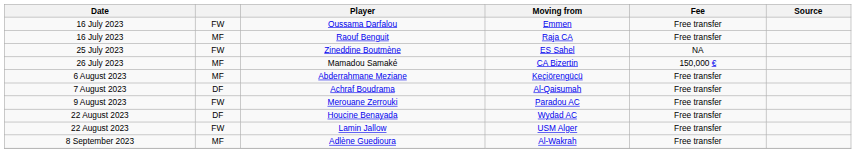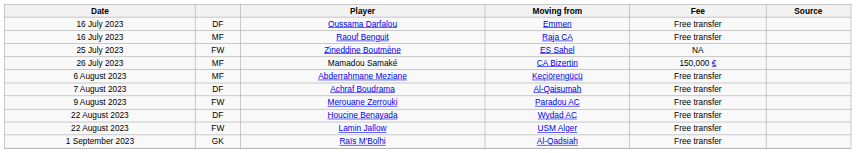(218, 24) FW -> (218, 24) DF
+ row: (363, 141)
- row: (363, 141)
